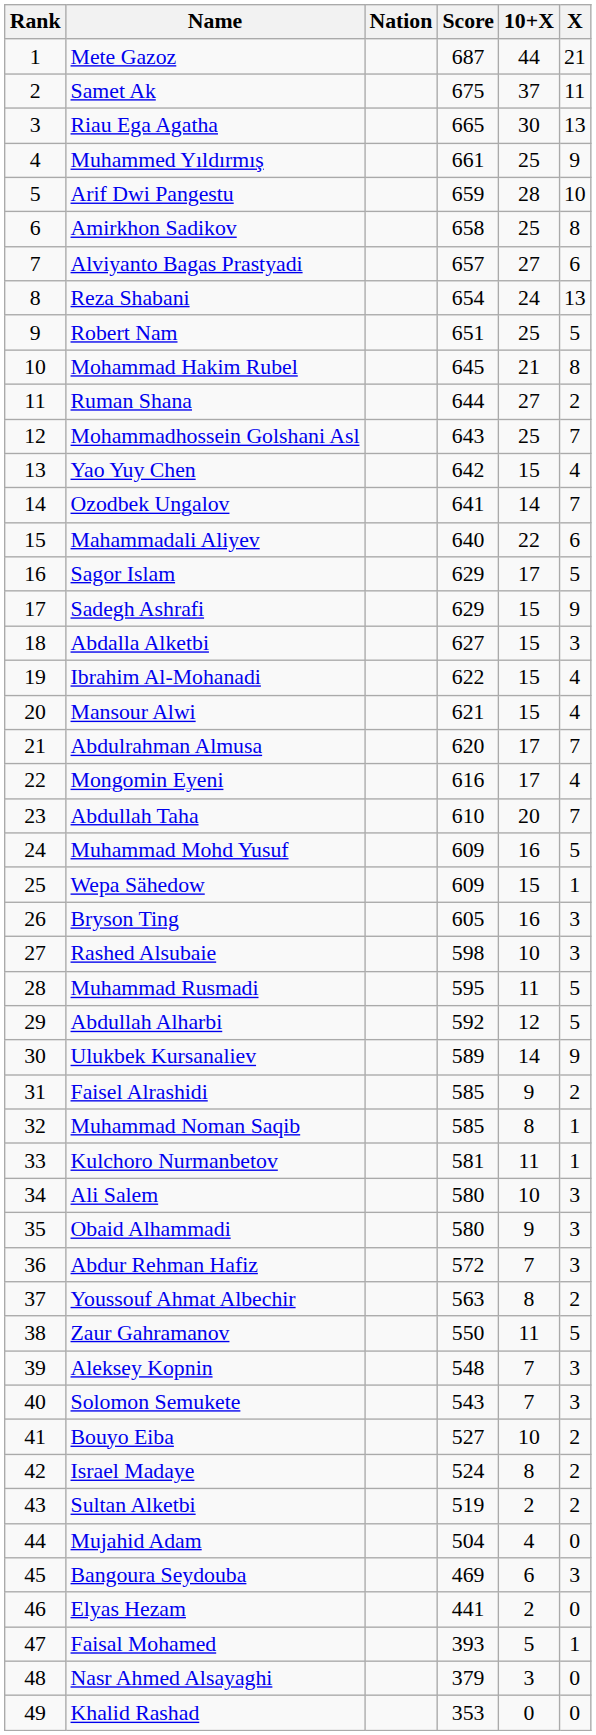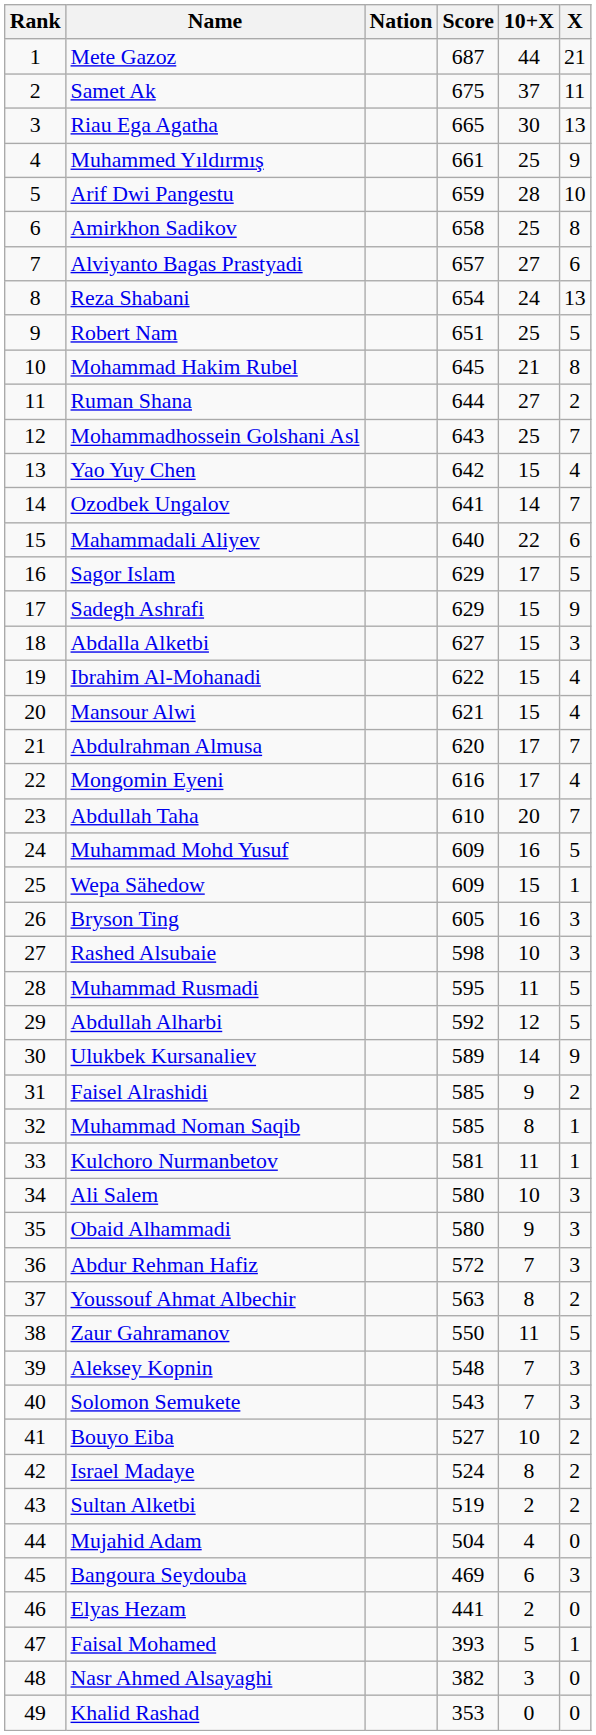(468, 1678) 379 -> (468, 1678) 382
